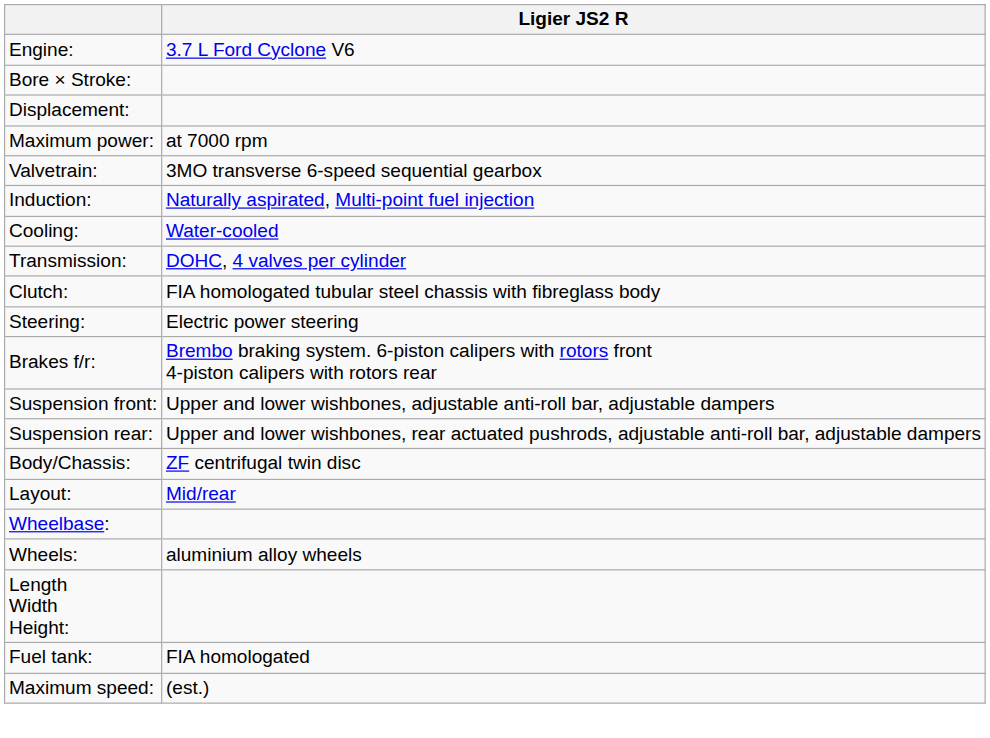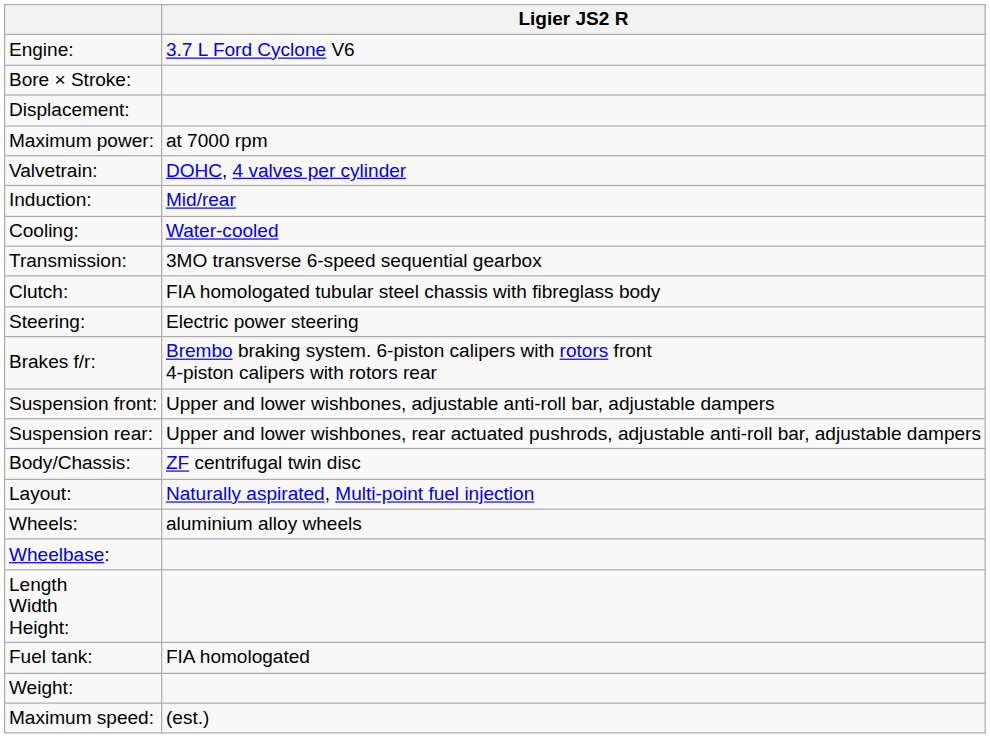(354, 170) 3MO transverse 6-speed sequential gearbox -> (286, 170) DOHC, 4 valves per cylinder
(350, 200) Naturally aspirated, Multi-point fuel injection -> (201, 200) Mid/rear
(286, 261) DOHC, 4 valves per cylinder -> (354, 261) 3MO transverse 6-speed sequential gearbox
(201, 493) Mid/rear -> (350, 493) Naturally aspirated, Multi-point fuel injection
rows swapped: (59, 524) <-> (43, 554)
+ row: (41, 687)
